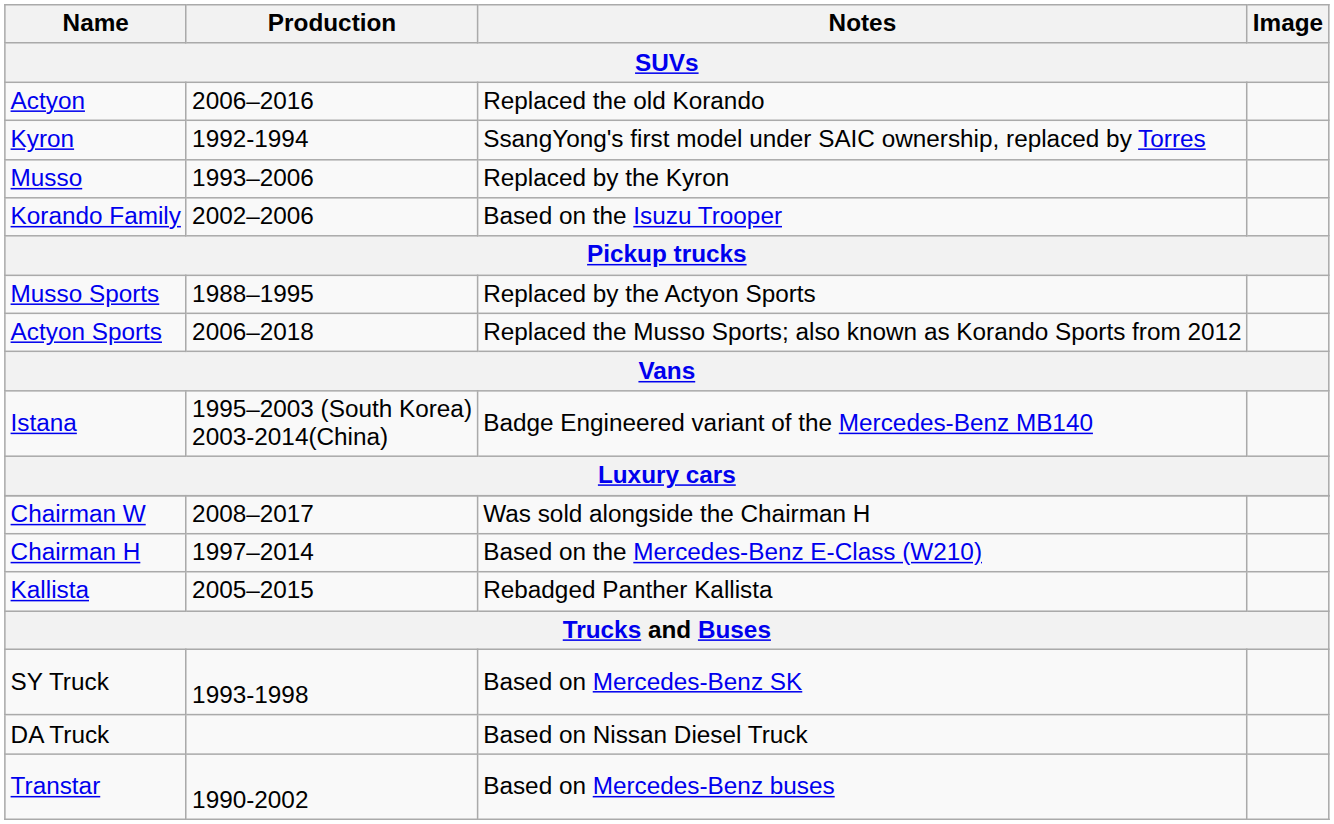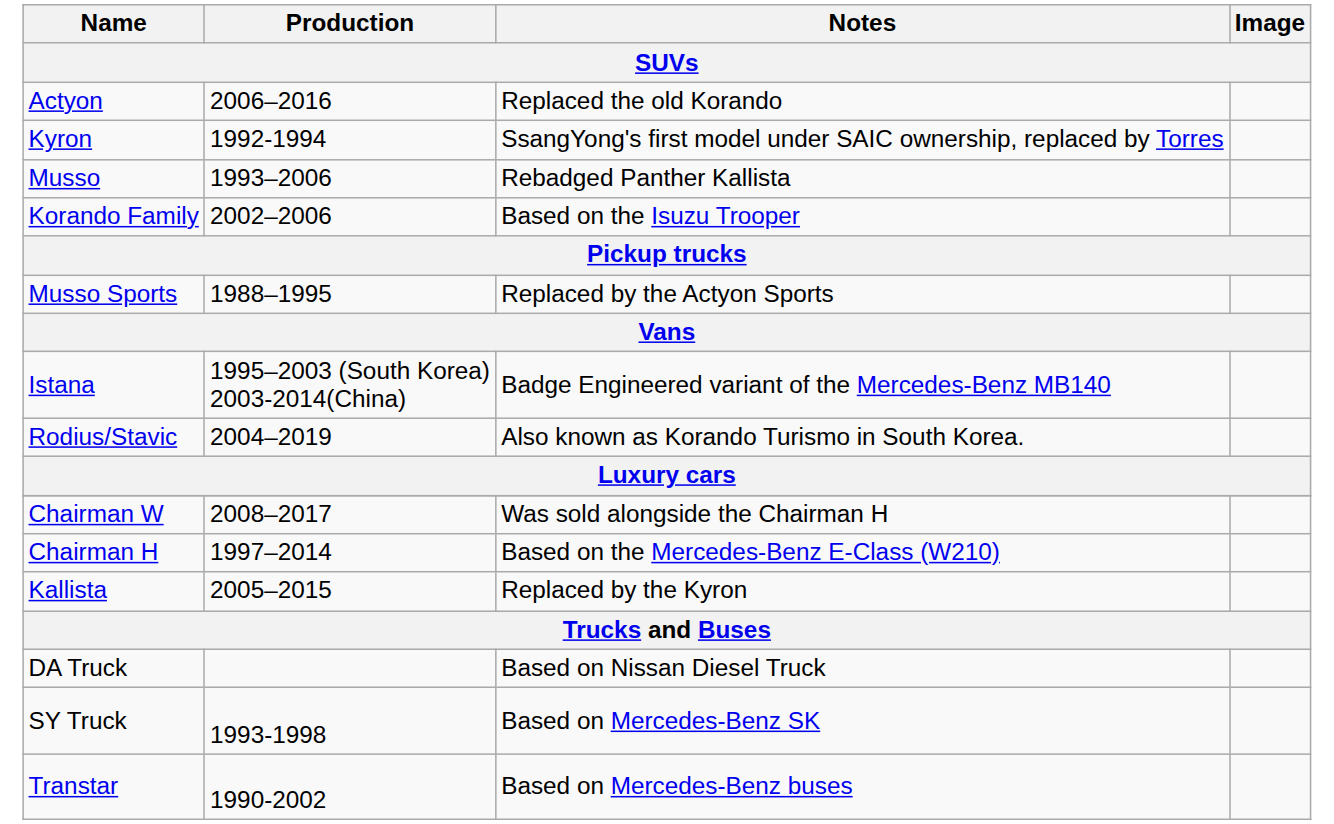(606, 178) Replaced by the Kyron -> (646, 178) Rebadged Panther Kallista
- row: (86, 332)
+ row: (103, 436)
(628, 591) Rebadged Panther Kallista -> (624, 591) Replaced by the Kyron
rows swapped: (60, 734) <-> (60, 681)
